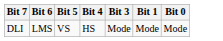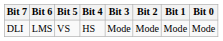+ column: (147, 12)
